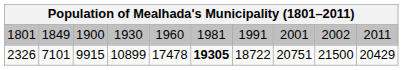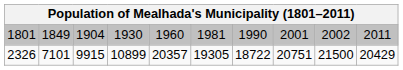(90, 34) 1900 -> (90, 34) 1904
(253, 34) 1991 -> (253, 34) 1990
(170, 55) 17478 -> (170, 55) 20357
(211, 55) bold -> (211, 55) normal
